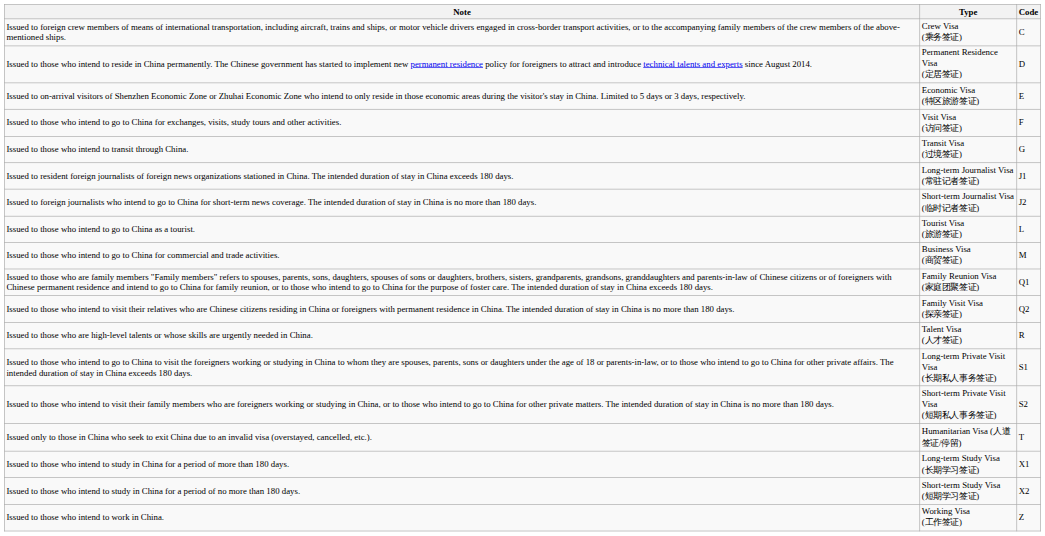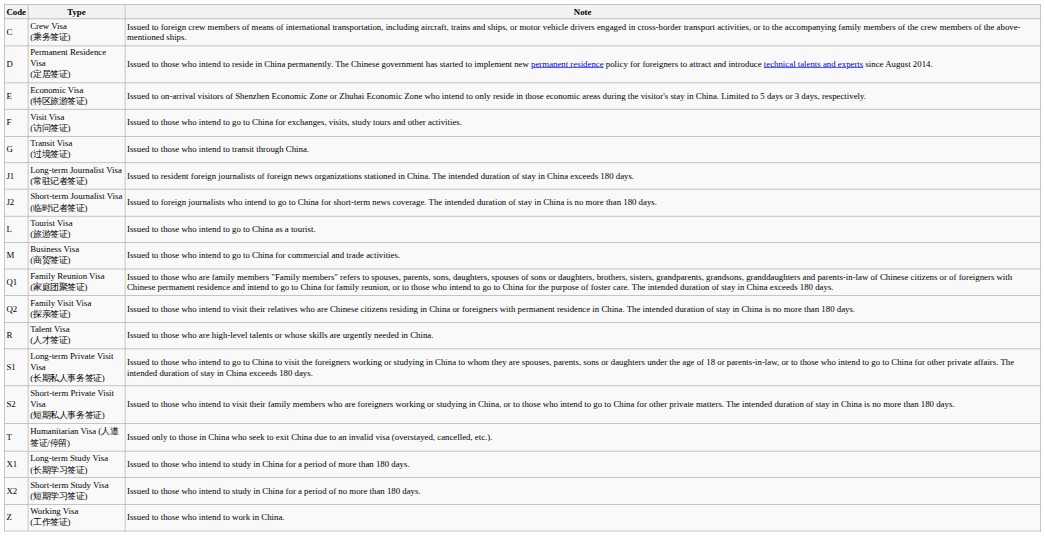columns swapped: (1028, 12) <-> (462, 12)
